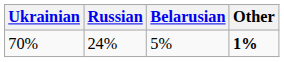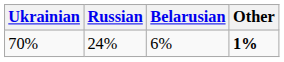(161, 43) 5% -> (161, 43) 6%
